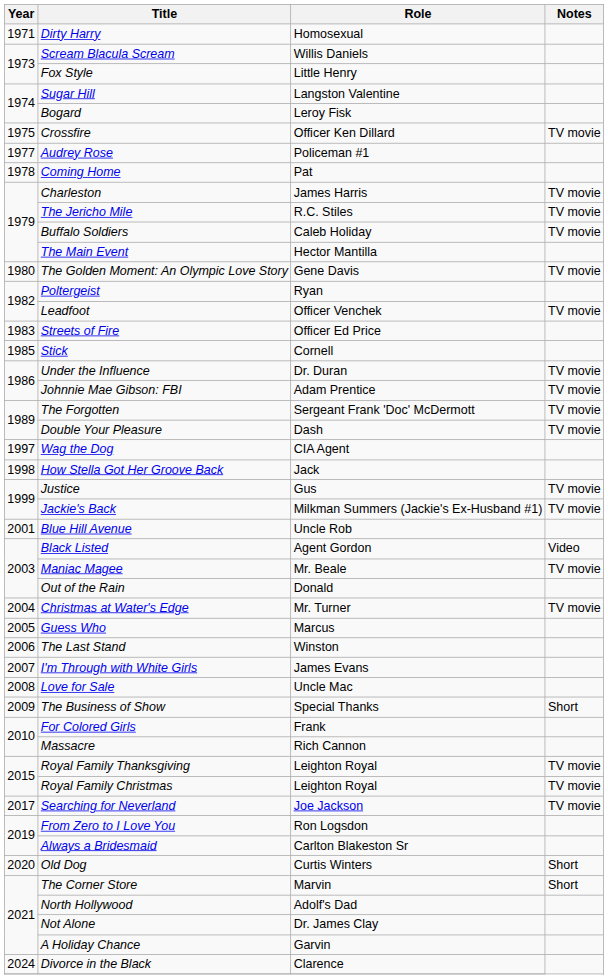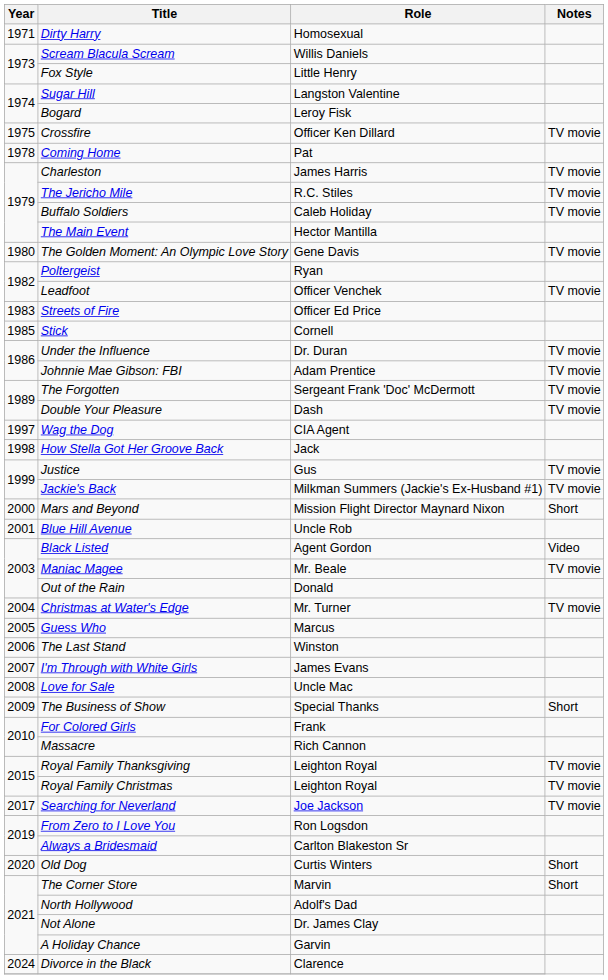- row: (77, 152)
+ row: (90, 509)
